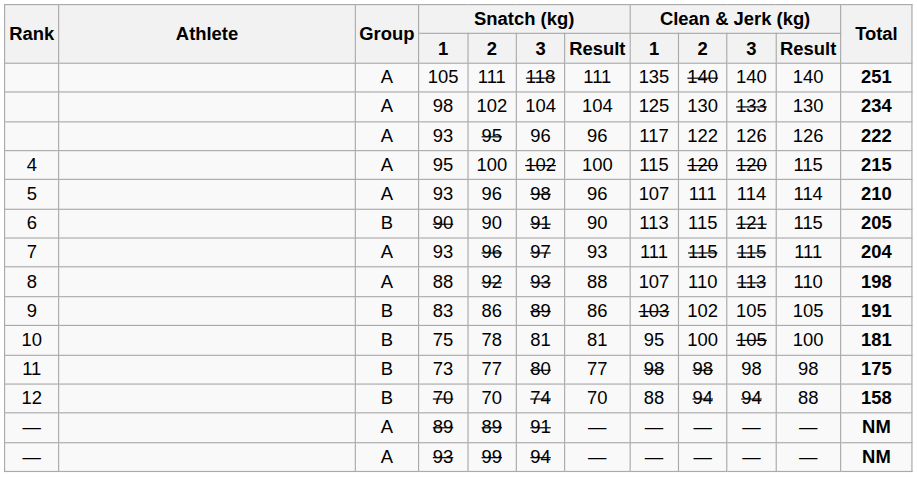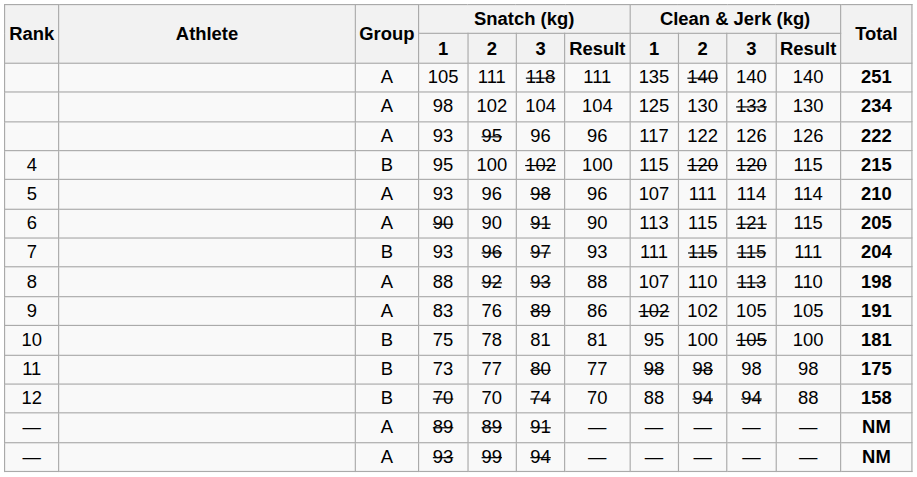(387, 164) A -> (387, 164) B
(387, 223) B -> (387, 223) A
(387, 252) A -> (387, 252) B
(387, 310) B -> (387, 310) A
(492, 310) 86 -> (492, 310) 76
(654, 310) 103 -> (654, 310) 102
